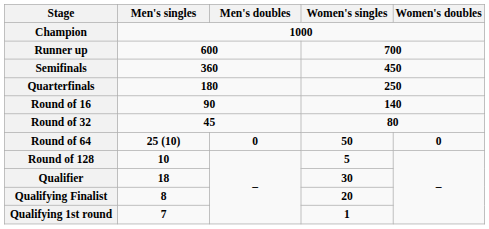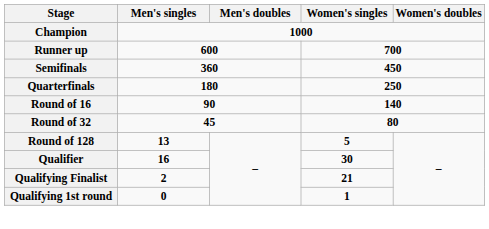- row: (61, 141)
(164, 159) 10 -> (164, 141) 13
(164, 178) 18 -> (164, 159) 16
(164, 196) 8 -> (164, 178) 2
(347, 196) 20 -> (347, 178) 21
(164, 214) 7 -> (164, 196) 0
